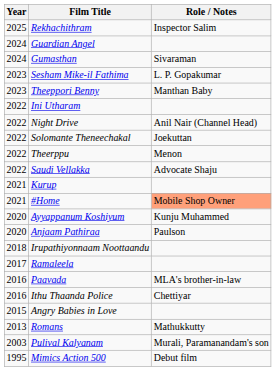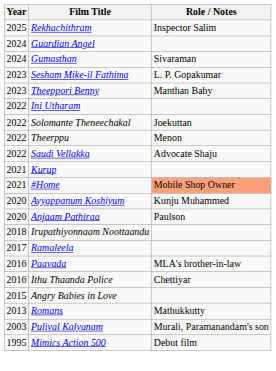- row: (55, 122)
